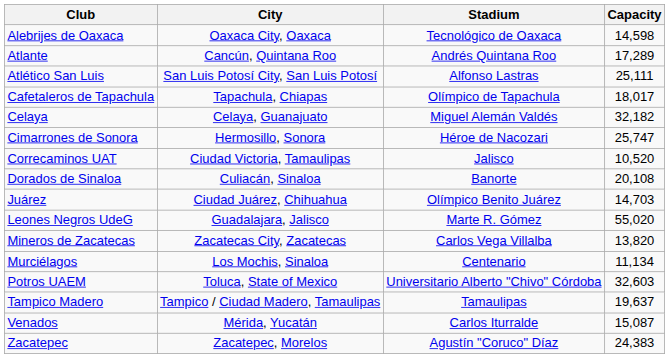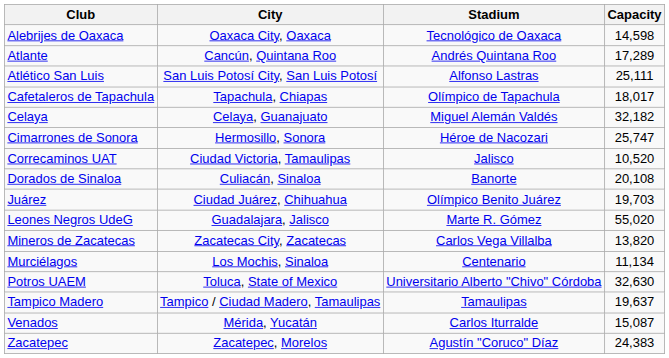(635, 199) 14,703 -> (635, 199) 19,703
(635, 281) 32,603 -> (635, 281) 32,630
